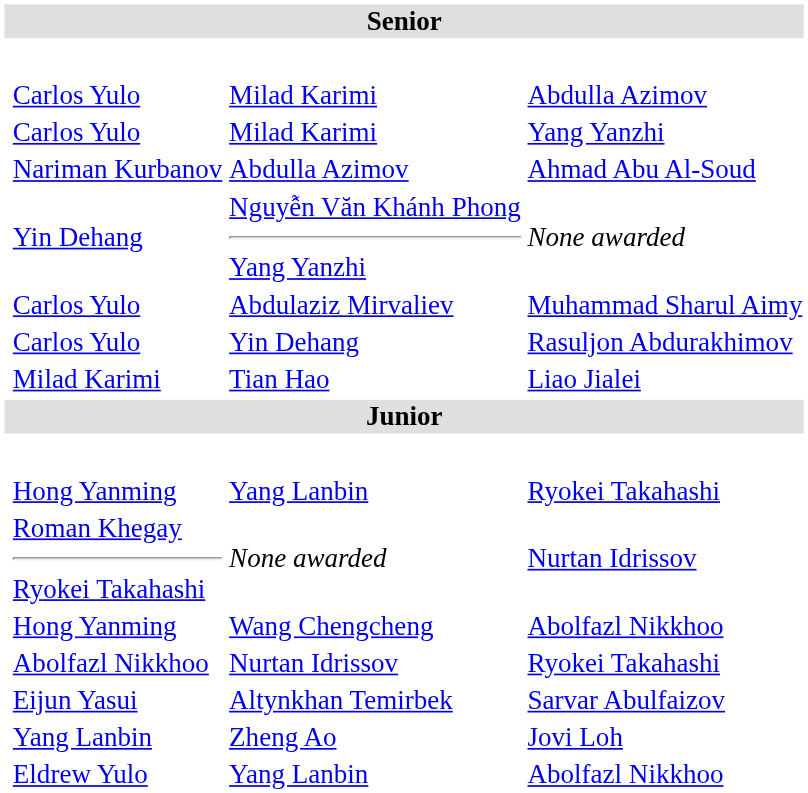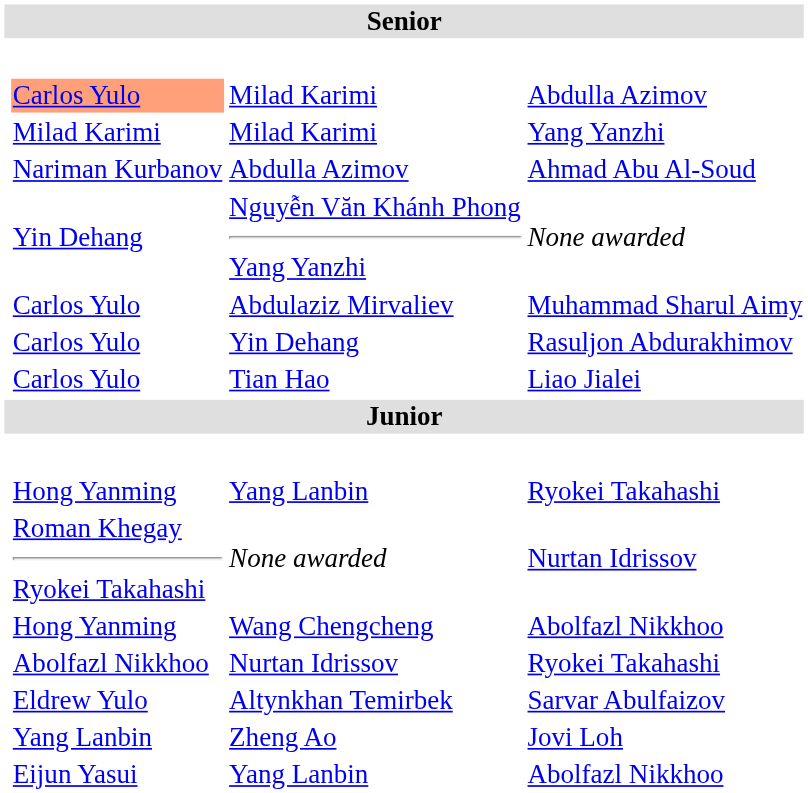(77, 95) no background -> (77, 95) lightsalmon background
(77, 132) Carlos Yulo -> (87, 132) Milad Karimi
(87, 379) Milad Karimi -> (77, 379) Carlos Yulo
(75, 700) Eijun Yasui -> (80, 700) Eldrew Yulo
(80, 774) Eldrew Yulo -> (75, 774) Eijun Yasui
